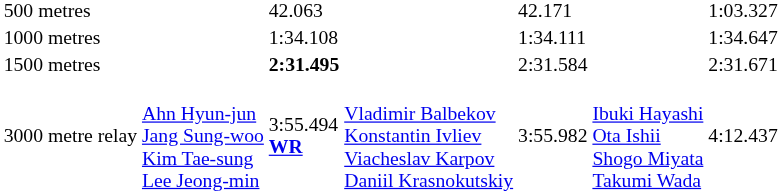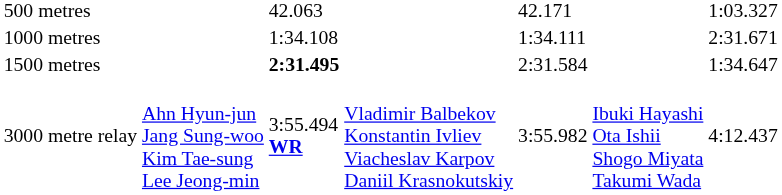(743, 37) 1:34.647 -> (743, 37) 2:31.671
(743, 64) 2:31.671 -> (743, 64) 1:34.647
